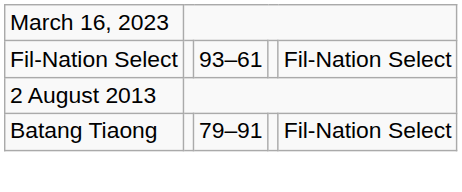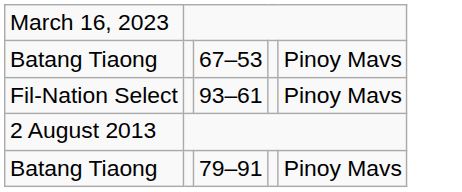+ row: (84, 58)
(368, 58) Fil-Nation Select -> (343, 95) Pinoy Mavs
(368, 131) Fil-Nation Select -> (343, 167) Pinoy Mavs
